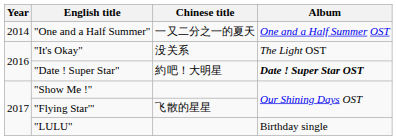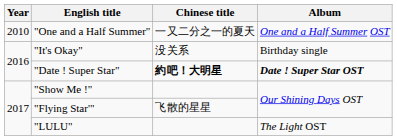(18, 31) 2014 -> (18, 31) 2010
(293, 51) The Light OST -> (294, 51) Birthday single
(189, 70) normal -> (189, 70) bold
(294, 126) Birthday single -> (293, 126) The Light OST
